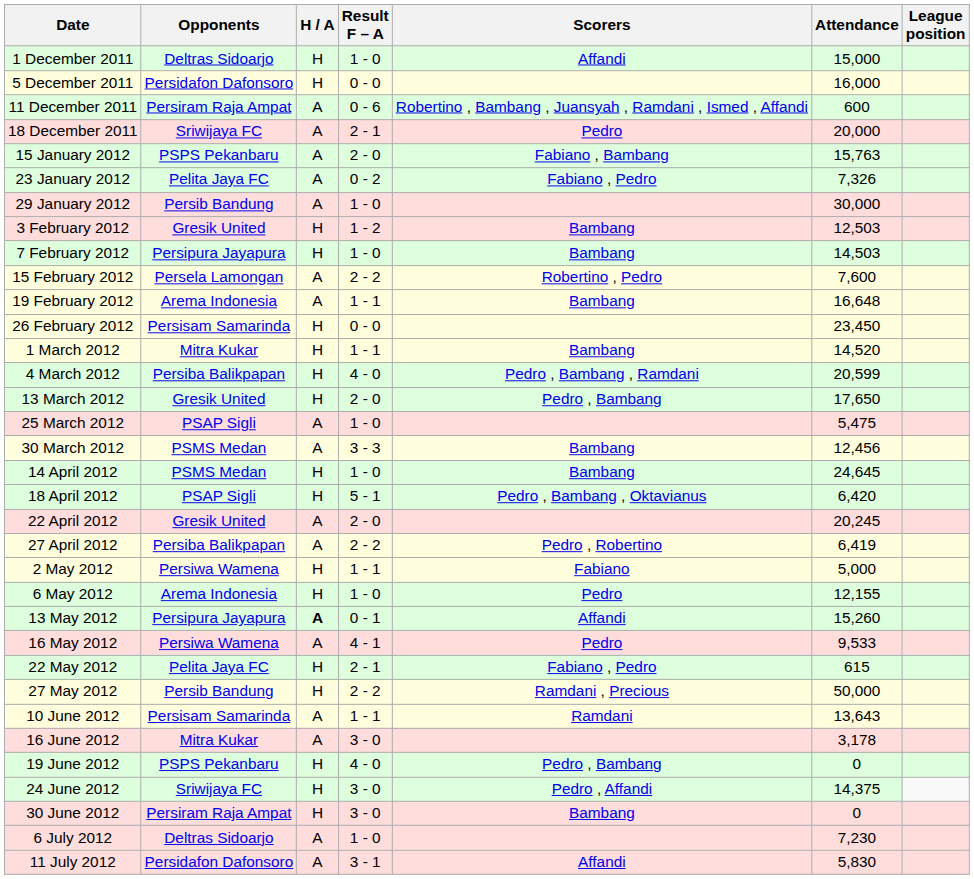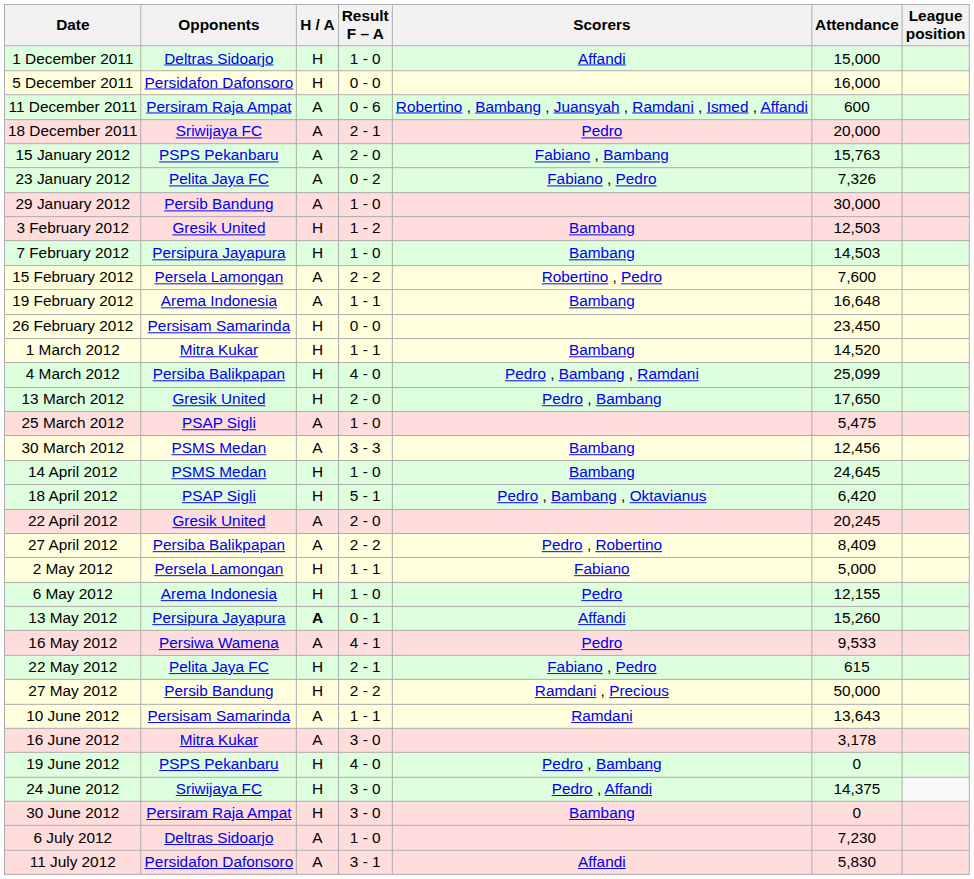(857, 374) 20,599 -> (857, 374) 25,099
(857, 545) 6,419 -> (857, 545) 8,409
(219, 569) Persiwa Wamena -> (219, 569) Persela Lamongan
